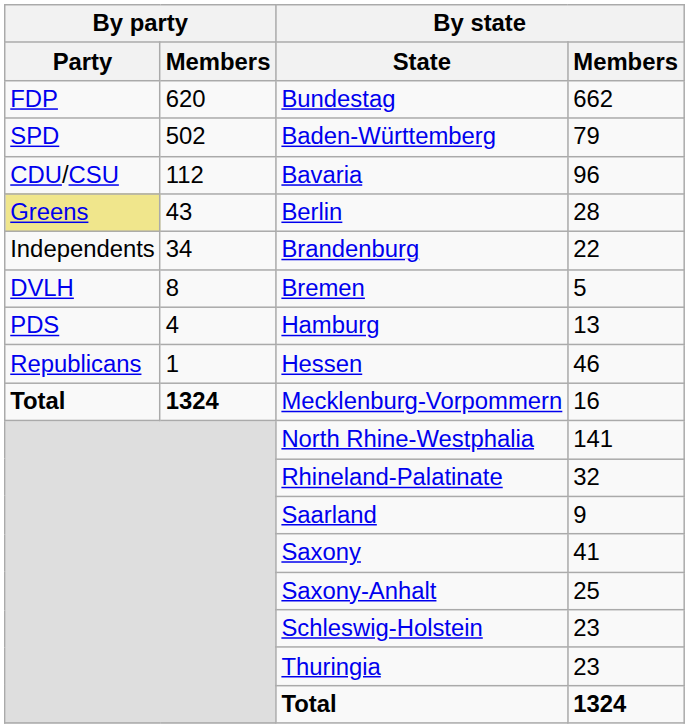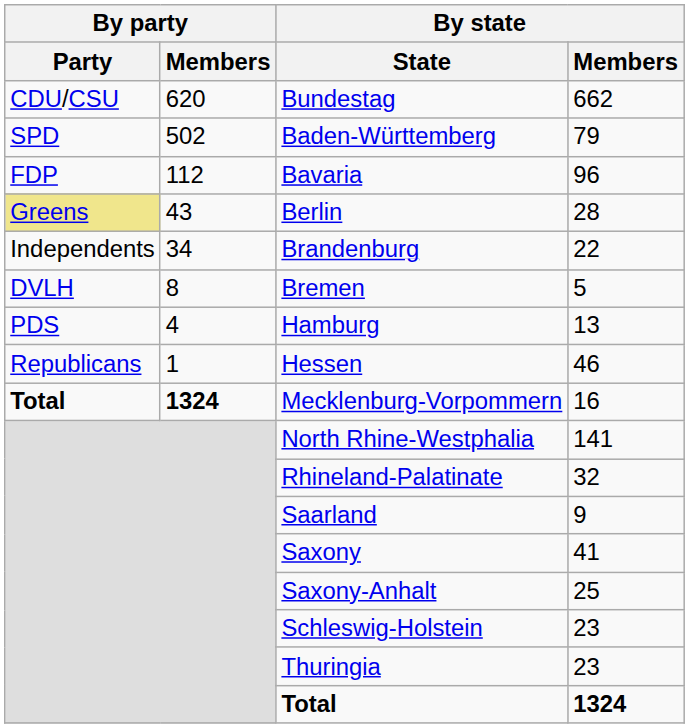(34, 99) FDP -> (65, 99) CDU/CSU
(65, 174) CDU/CSU -> (34, 174) FDP
